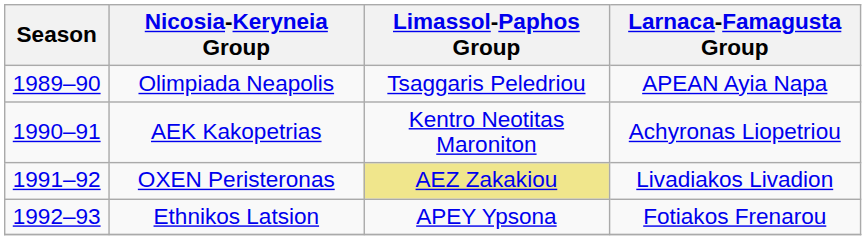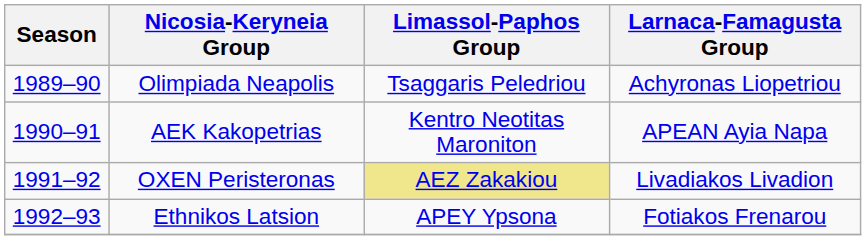(735, 83) APEAN Ayia Napa -> (735, 83) Achyronas Liopetriou
(735, 132) Achyronas Liopetriou -> (735, 132) APEAN Ayia Napa
